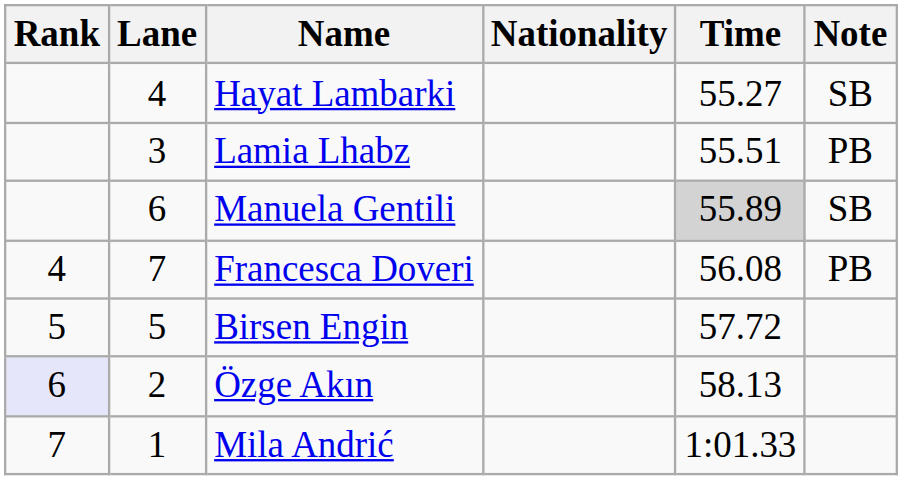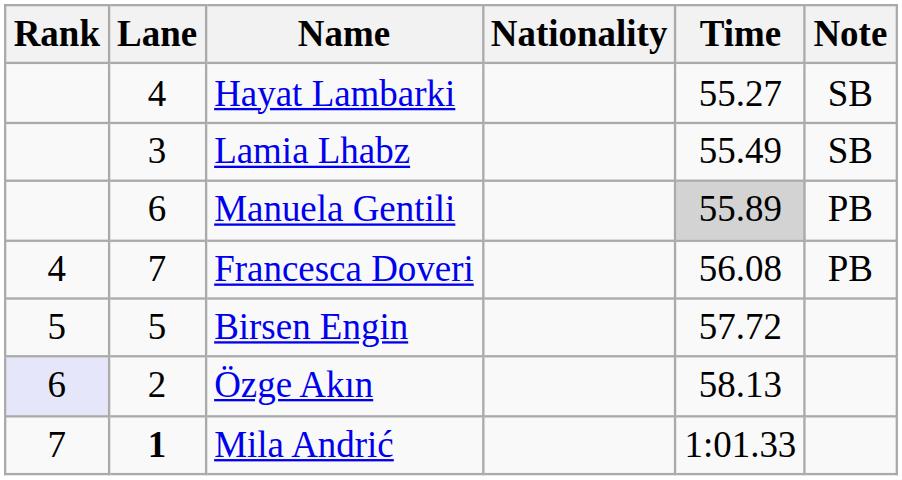(740, 151) 55.51 -> (740, 151) 55.49
(850, 151) PB -> (850, 151) SB
(850, 209) SB -> (850, 209) PB
(157, 444) normal -> (157, 444) bold
